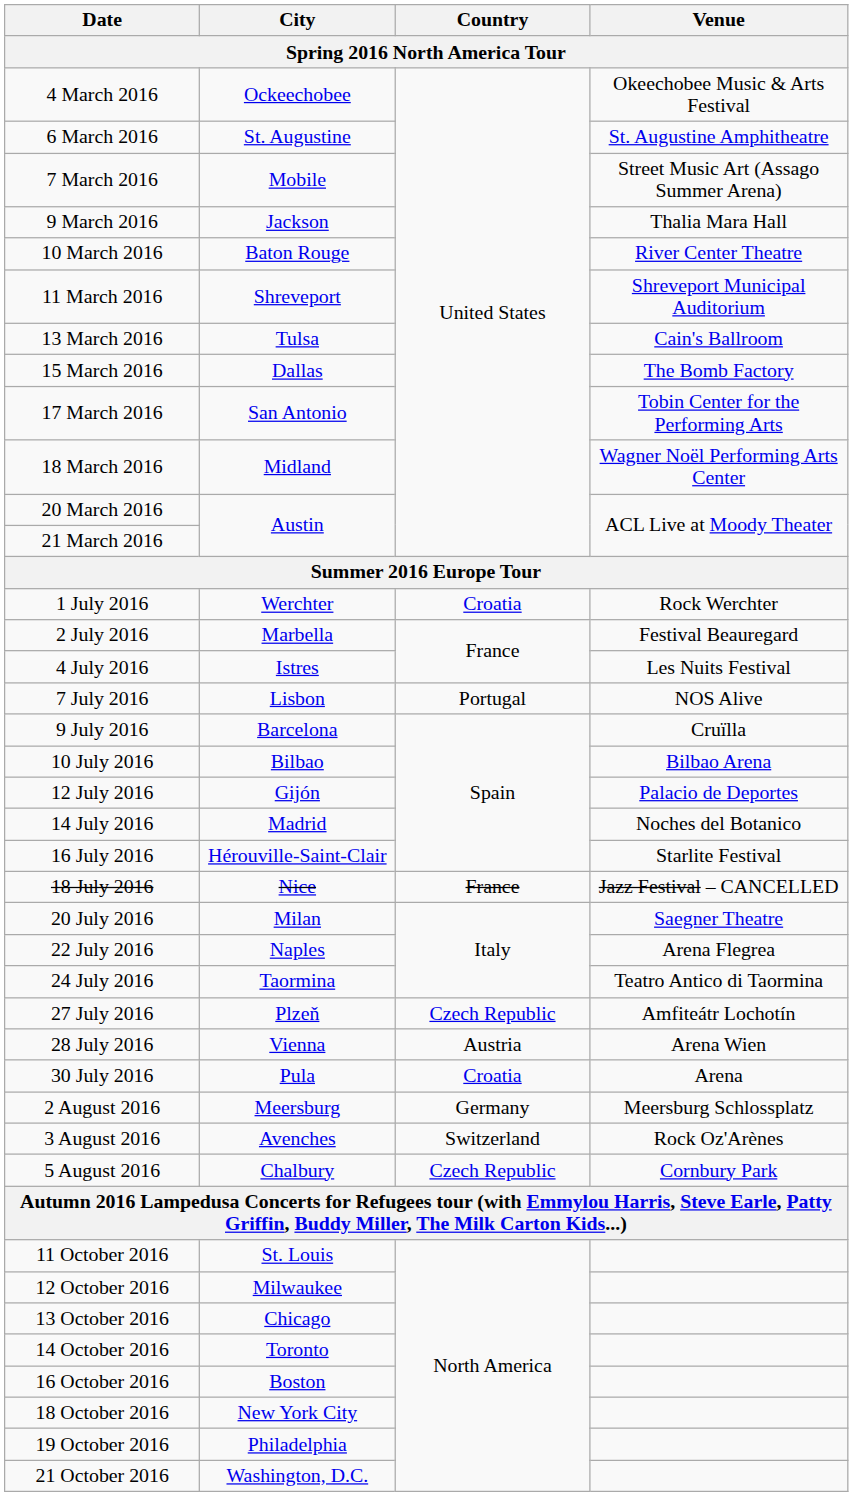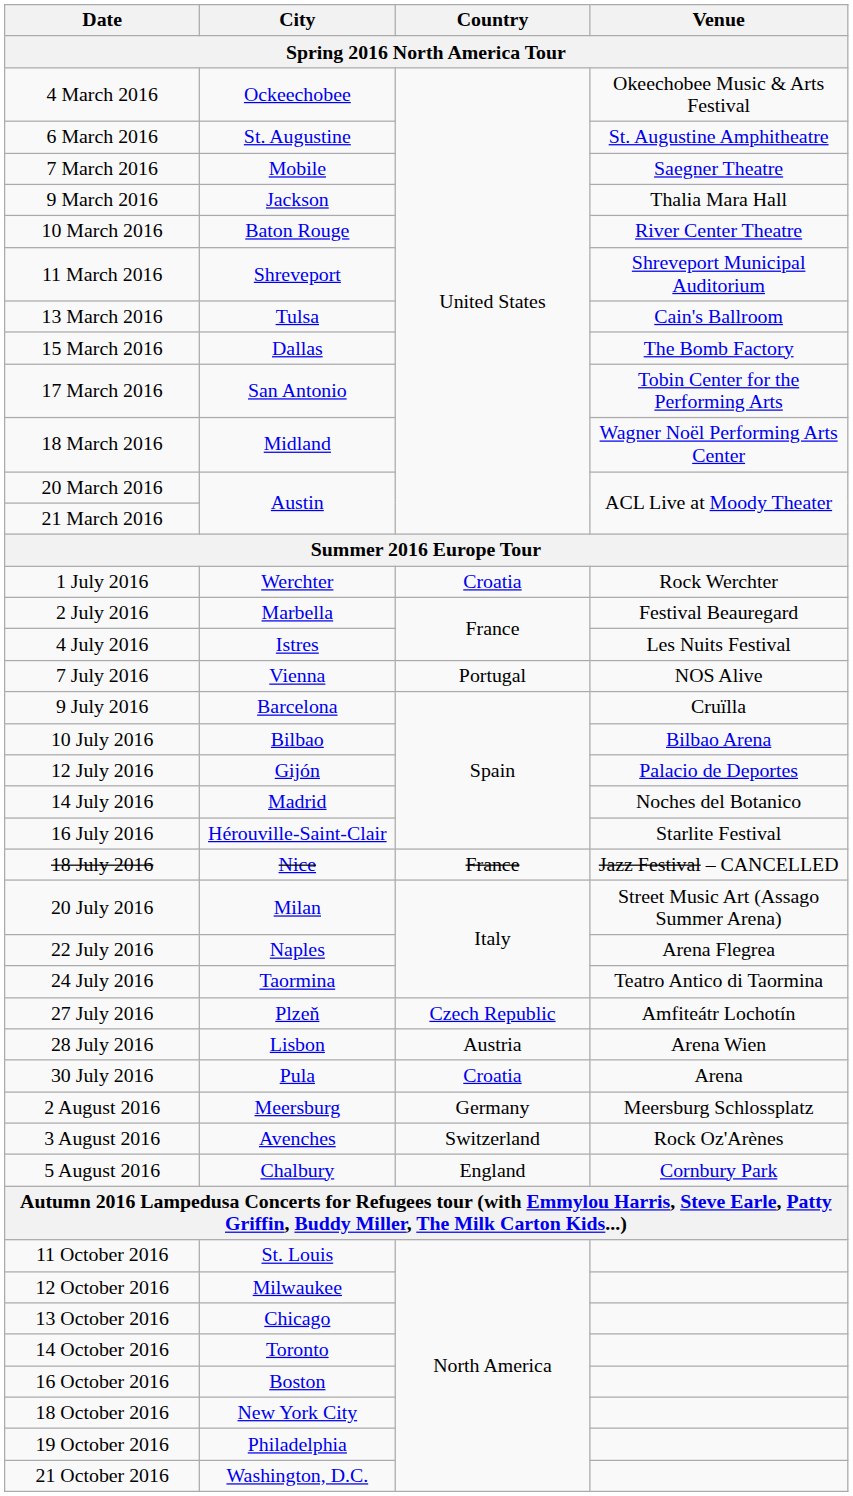(719, 179) Street Music Art (Assago Summer Arena) -> (719, 168) Saegner Theatre
(297, 698) Lisbon -> (297, 675) Vienna
(719, 918) Saegner Theatre -> (719, 907) Street Music Art (Assago Summer Arena)
(297, 1044) Vienna -> (297, 1044) Lisbon
(492, 1170) Czech Republic -> (492, 1170) England
